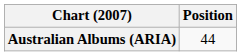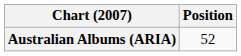(208, 39) 44 -> (208, 39) 52
